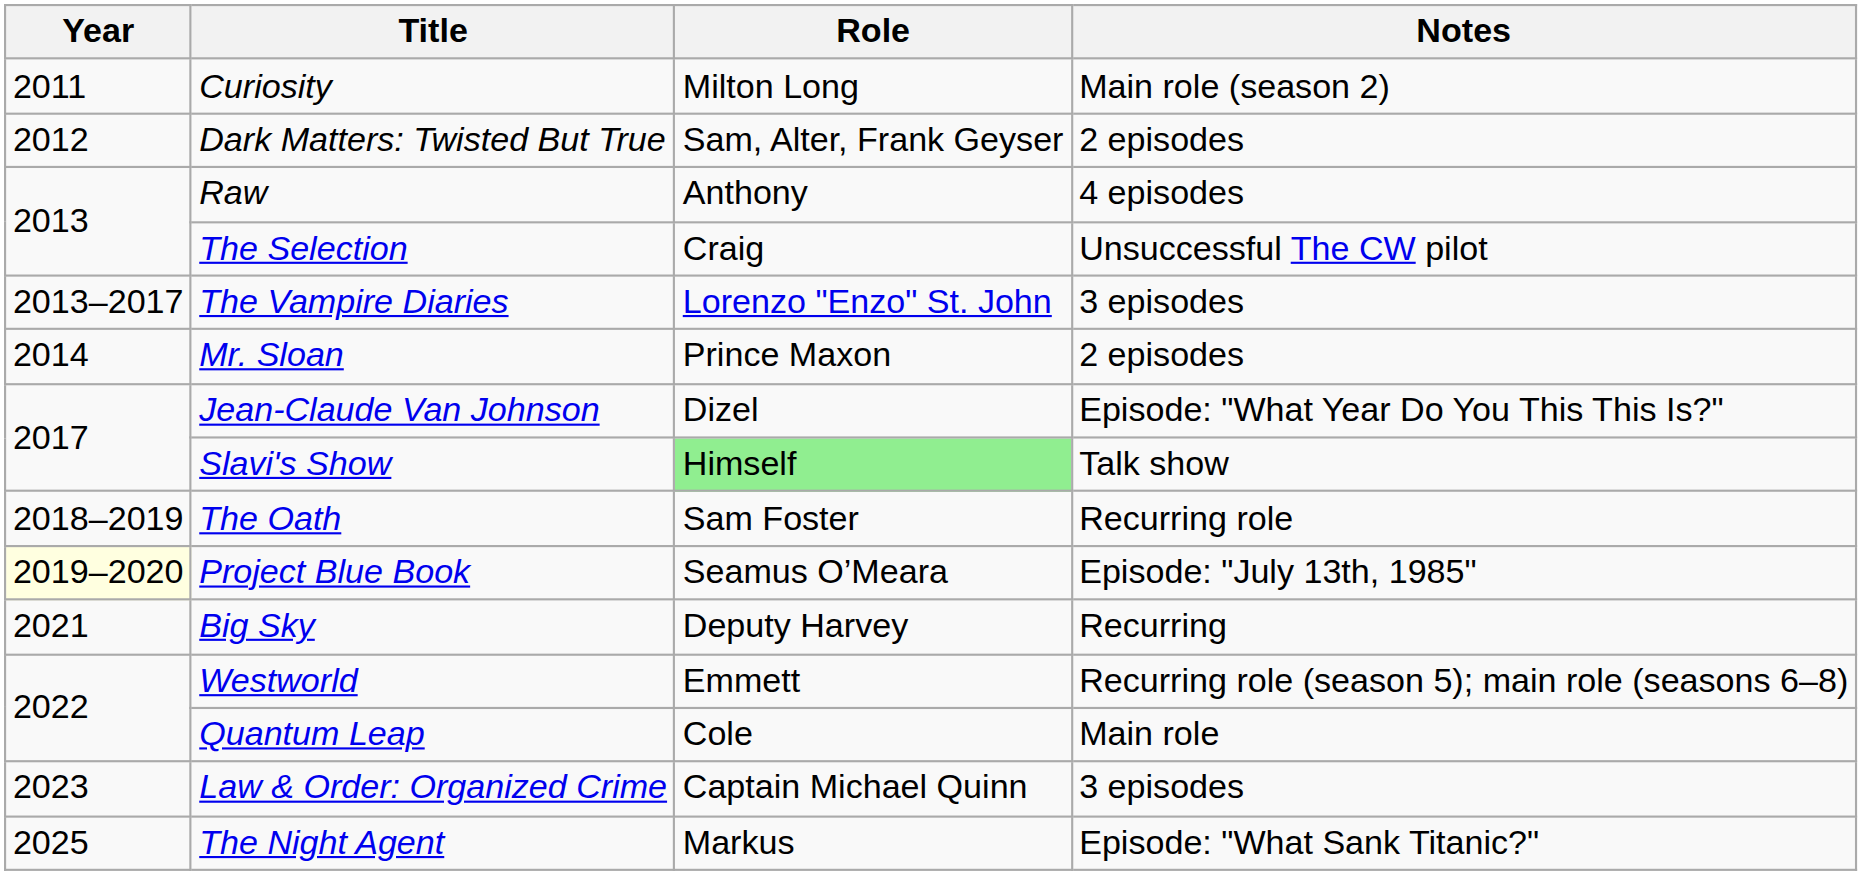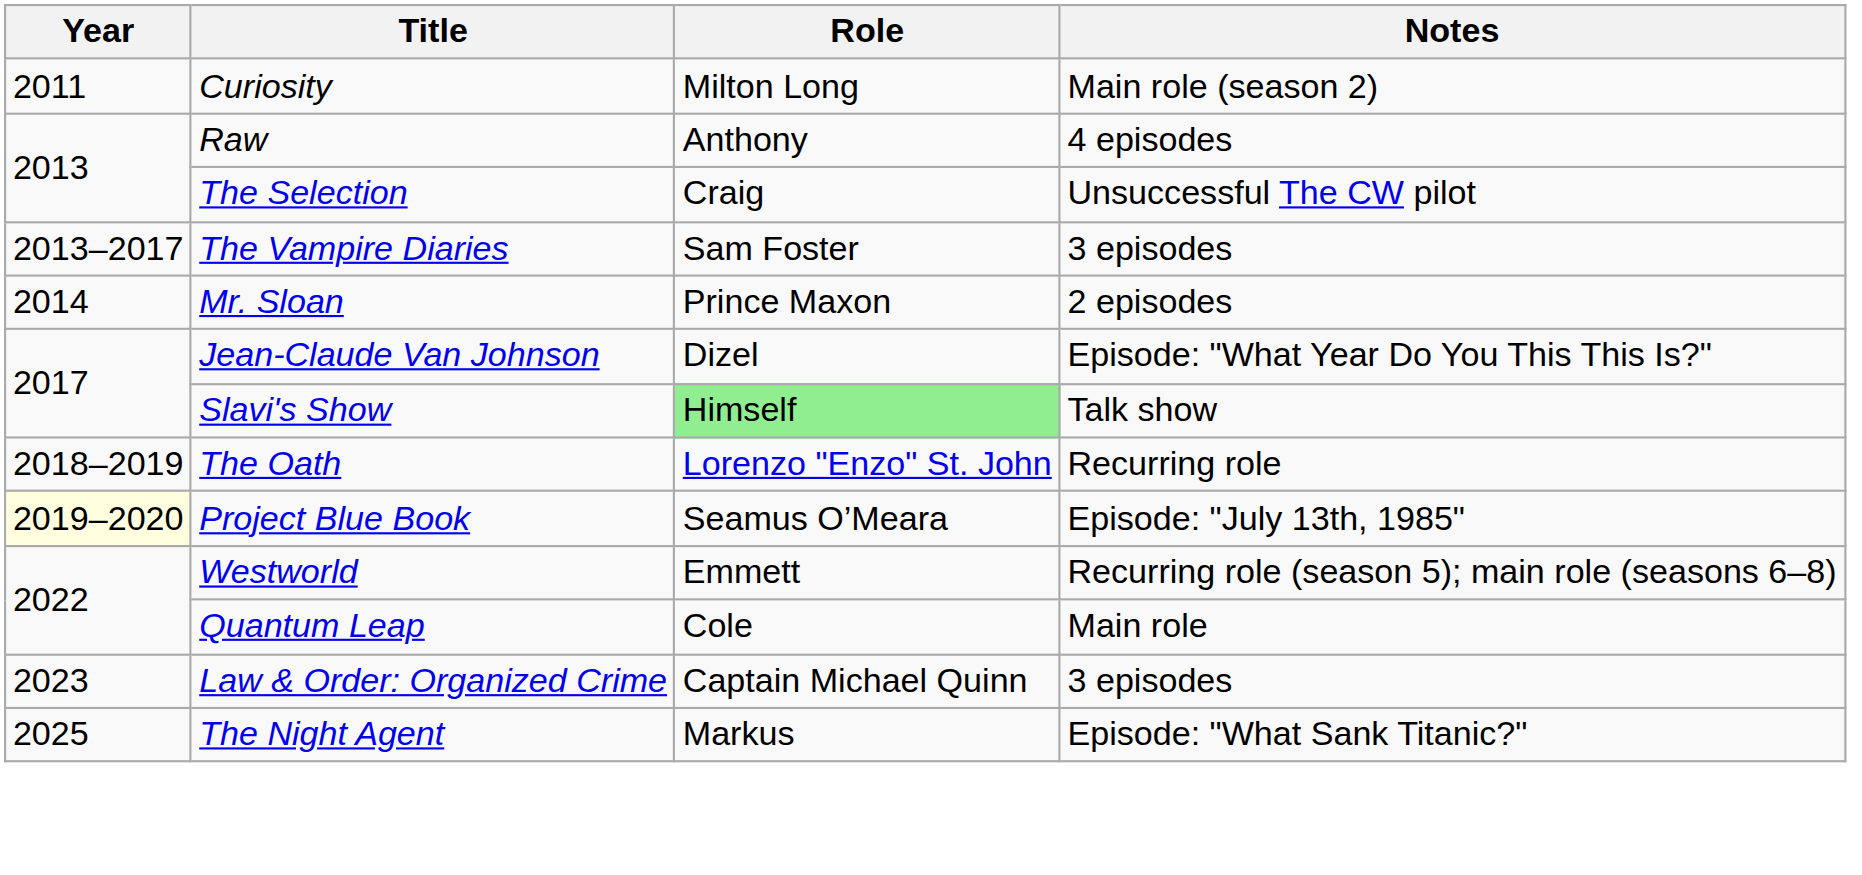- row: (432, 139)
(867, 301) Lorenzo "Enzo" St. John -> (771, 247) Sam Foster
(771, 517) Sam Foster -> (867, 463) Lorenzo "Enzo" St. John
- row: (257, 626)
